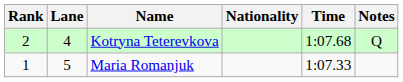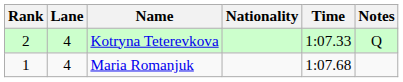(328, 40) 1:07.68 -> (328, 40) 1:07.33
(67, 64) 5 -> (67, 64) 4
(328, 64) 1:07.33 -> (328, 64) 1:07.68
